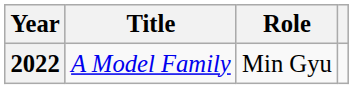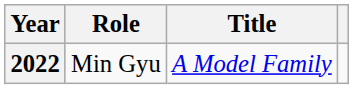columns swapped: (151, 24) <-> (287, 24)
